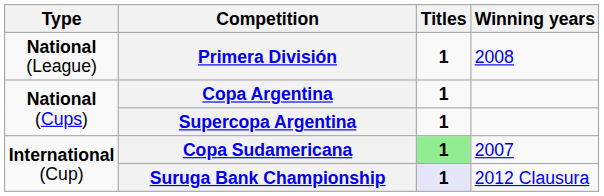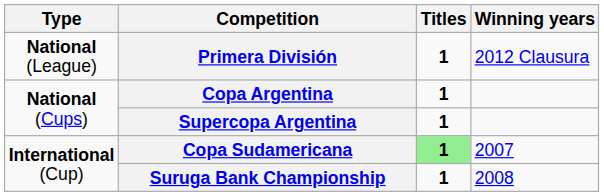(494, 56) 2008 -> (532, 56) 2012 Clausura
(444, 178) lavender background -> (444, 178) no background
(532, 178) 2012 Clausura -> (494, 178) 2008
